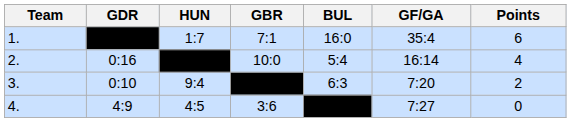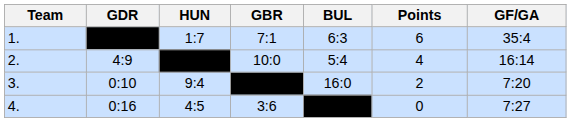columns swapped: (421, 15) <-> (518, 15)
(338, 38) 16:0 -> (338, 38) 6:3
(122, 60) 0:16 -> (122, 60) 4:9
(338, 83) 6:3 -> (338, 83) 16:0
(122, 106) 4:9 -> (122, 106) 0:16
